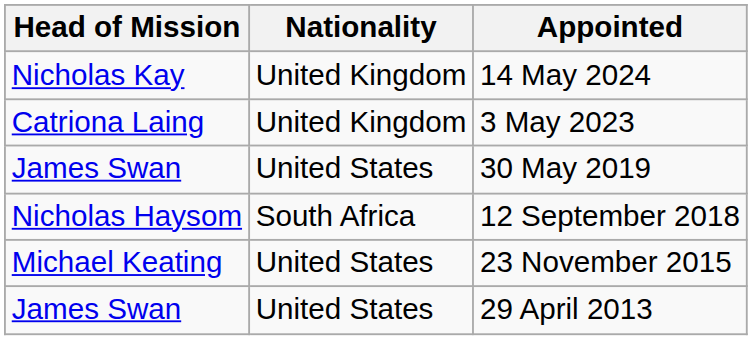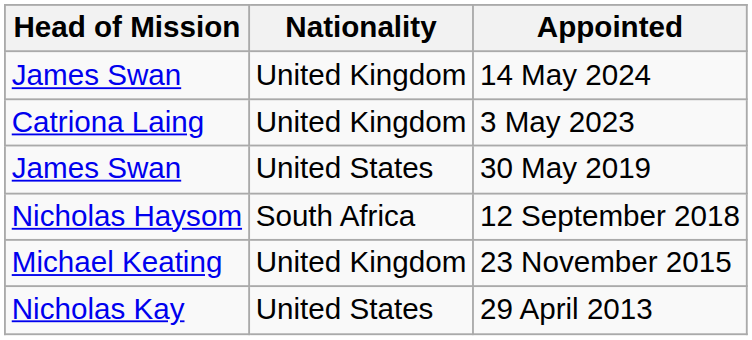(98, 74) Nicholas Kay -> (96, 74) James Swan
(345, 262) United States -> (361, 262) United Kingdom
(96, 309) James Swan -> (98, 309) Nicholas Kay
